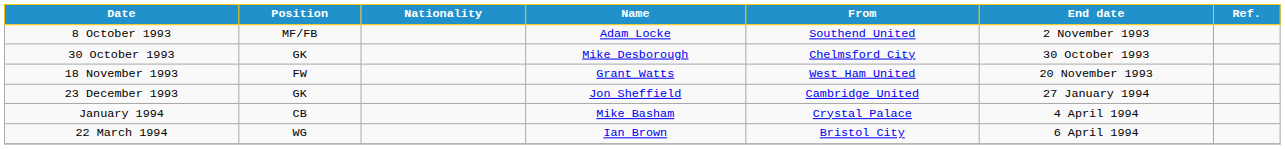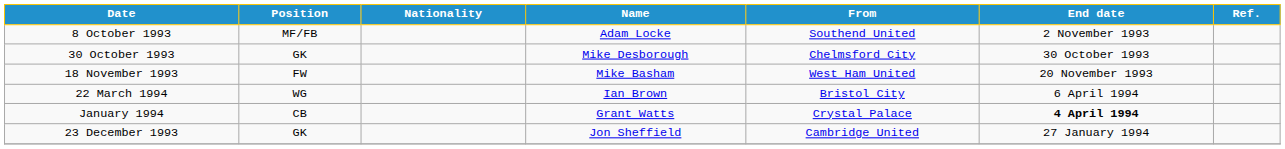(635, 74) Grant Watts -> (635, 74) Mike Basham
rows swapped: (121, 94) <-> (121, 133)
(635, 113) Mike Basham -> (635, 113) Grant Watts
(1096, 113) normal -> (1096, 113) bold
